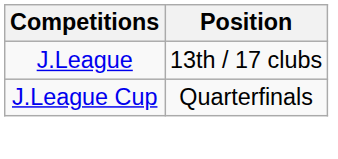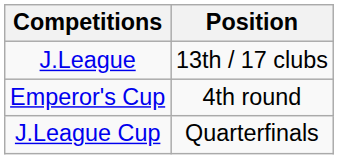+ row: (88, 97)
